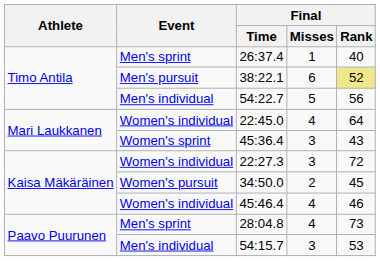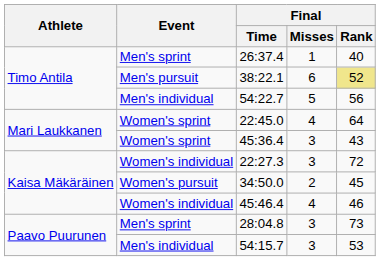(176, 120) Women's individual -> (165, 120) Women's sprint
(312, 225) 4 -> (312, 225) 3
